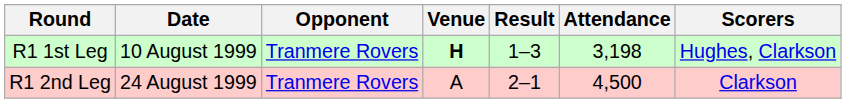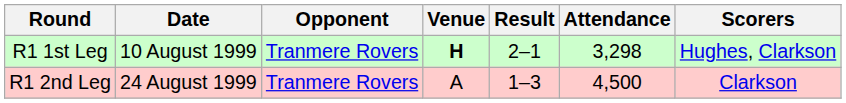(524, 51) 1–3 -> (524, 51) 2–1
(617, 51) 3,198 -> (617, 51) 3,298
(524, 82) 2–1 -> (524, 82) 1–3
